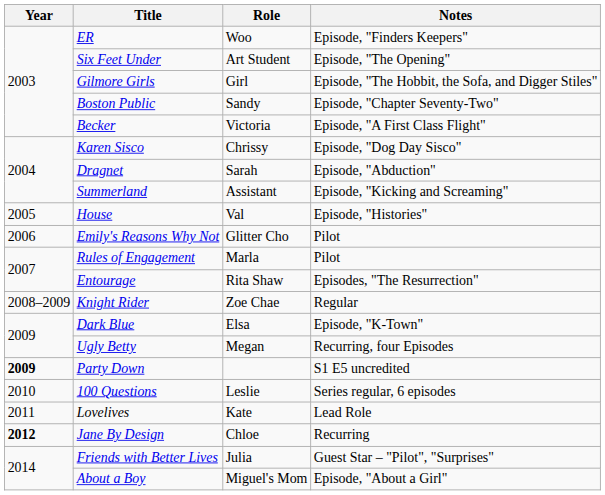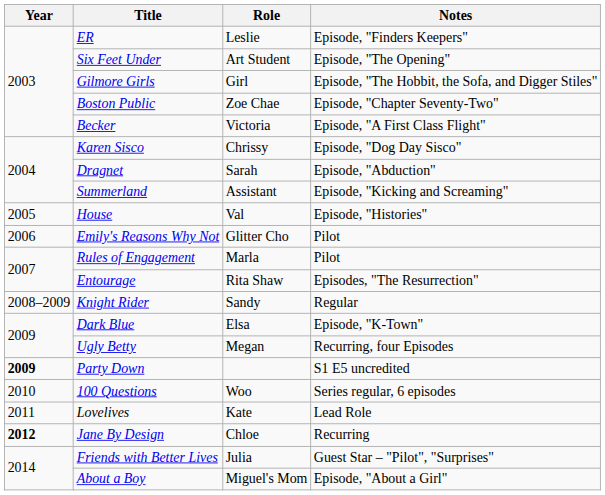(239, 37) Woo -> (243, 37) Leslie
(243, 103) Sandy -> (253, 103) Zoe Chae
(253, 302) Zoe Chae -> (243, 302) Sandy
(243, 390) Leslie -> (239, 390) Woo
